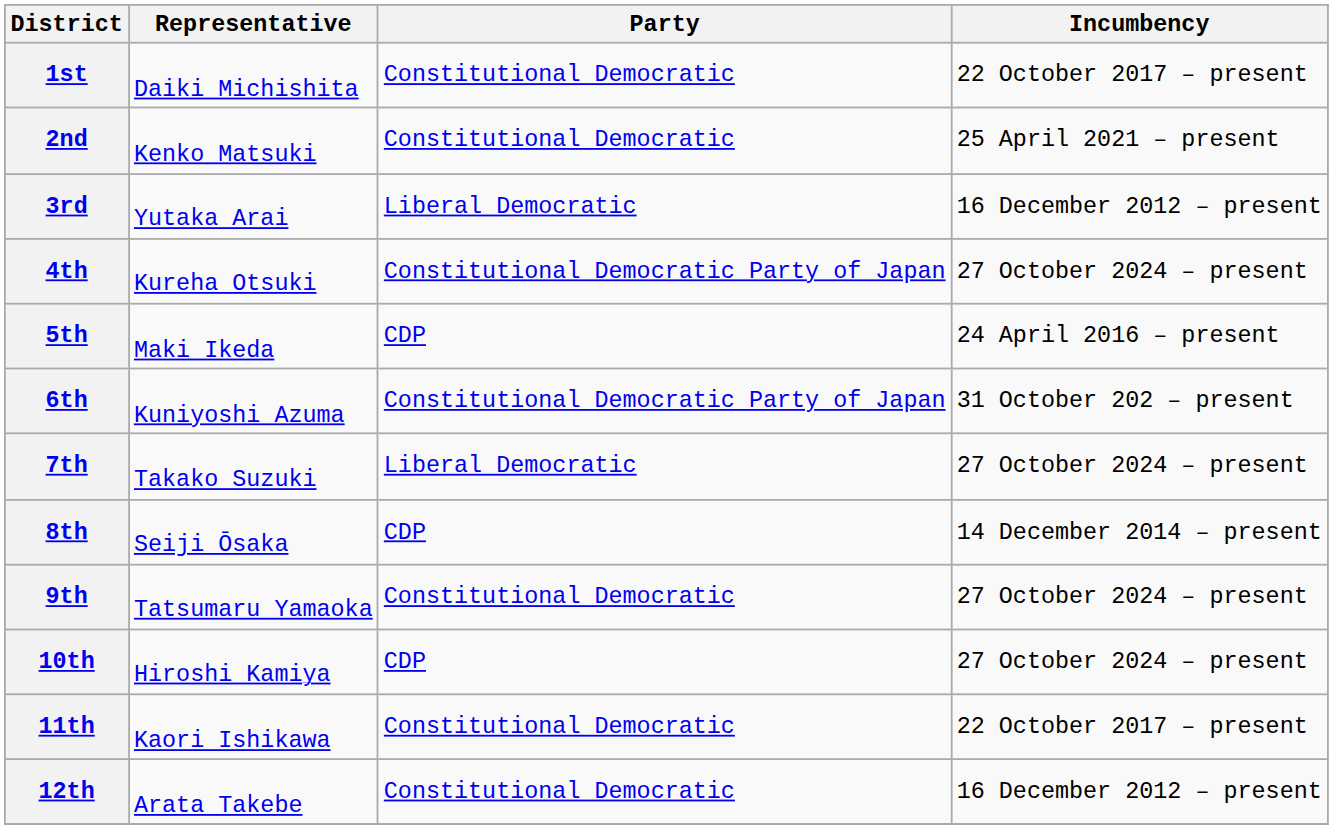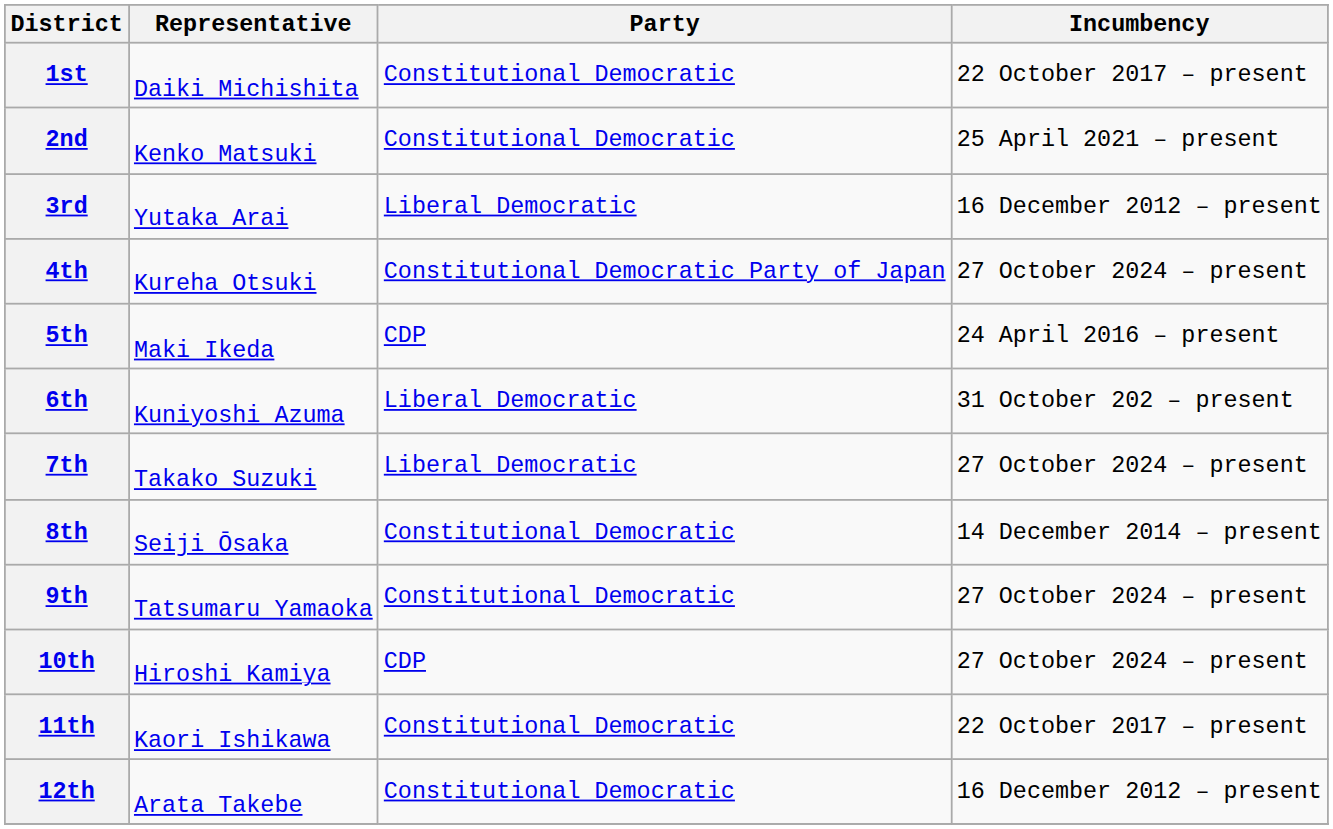(665, 401) Constitutional Democratic Party of Japan -> (510, 401) Liberal Democratic
(405, 532) CDP -> (559, 532) Constitutional Democratic
